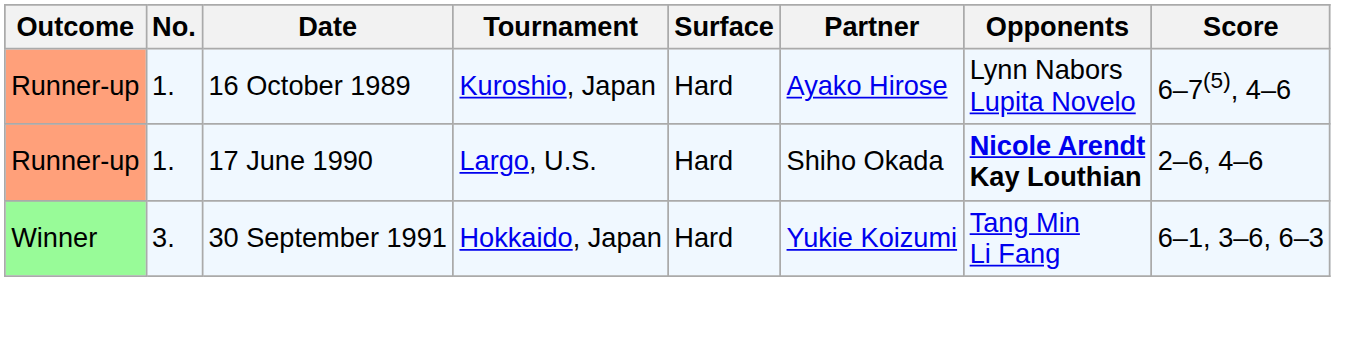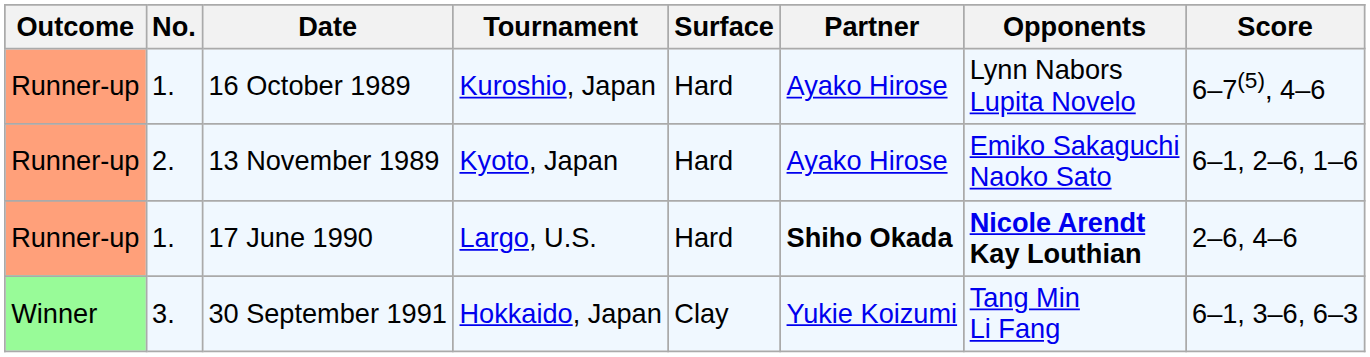+ row: (324, 161)
(865, 161) normal -> (870, 237) bold
(704, 237) Hard -> (702, 312) Clay
